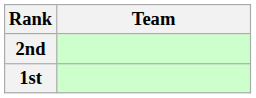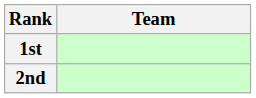rows swapped: (31, 78) <-> (31, 48)
